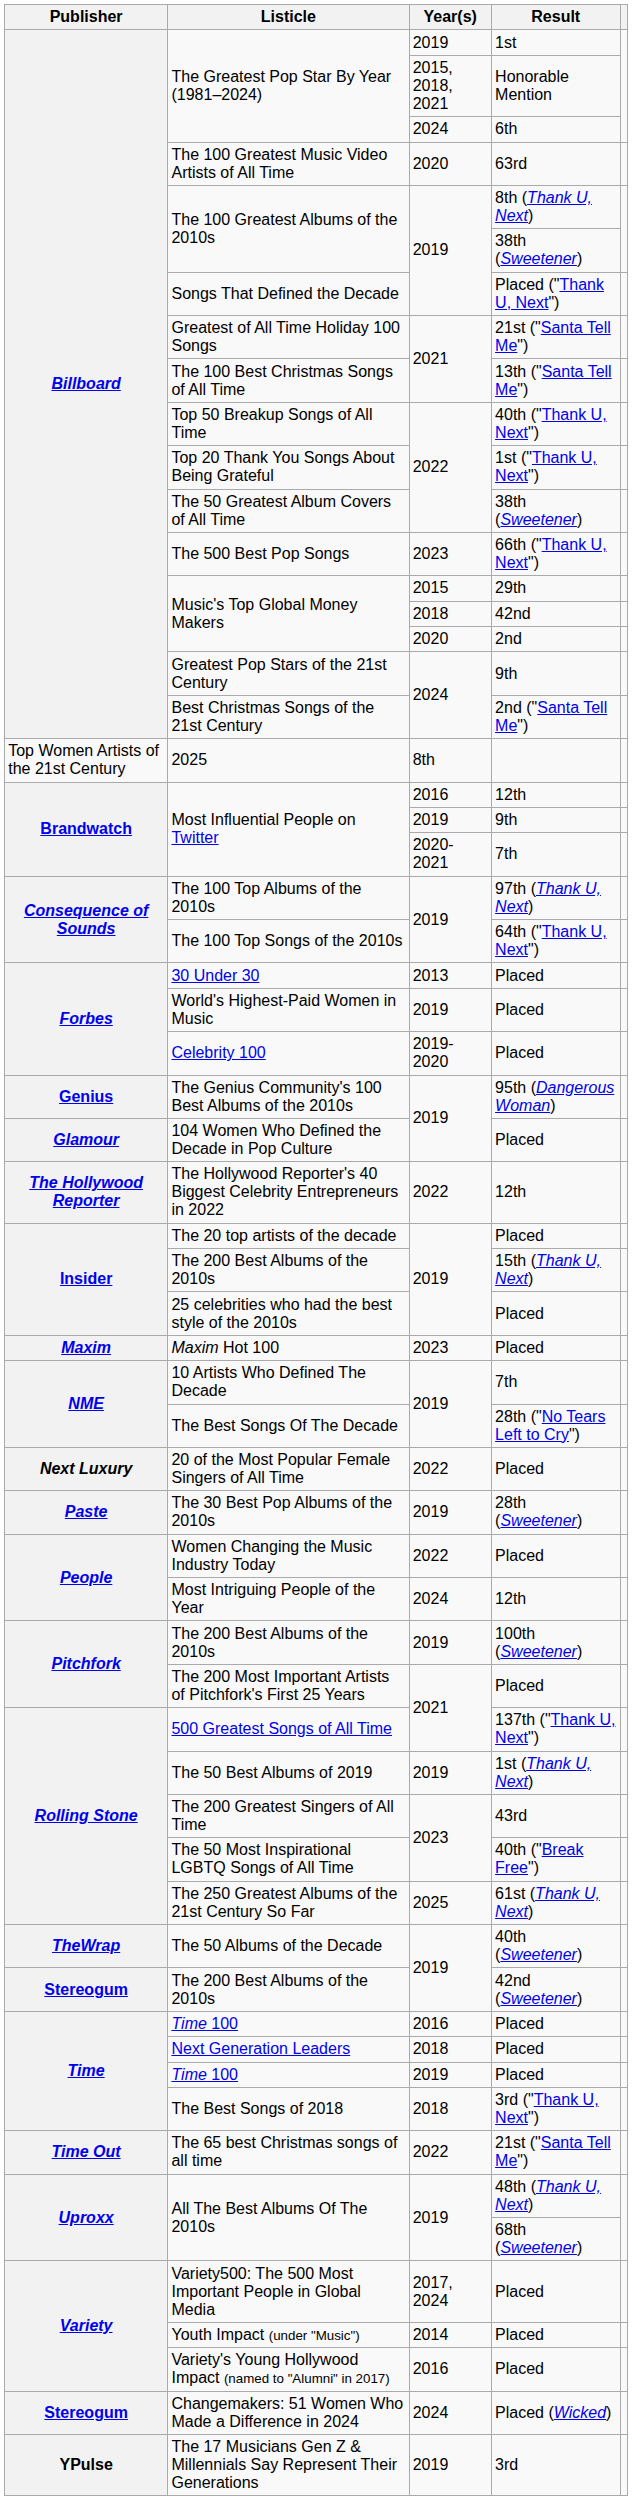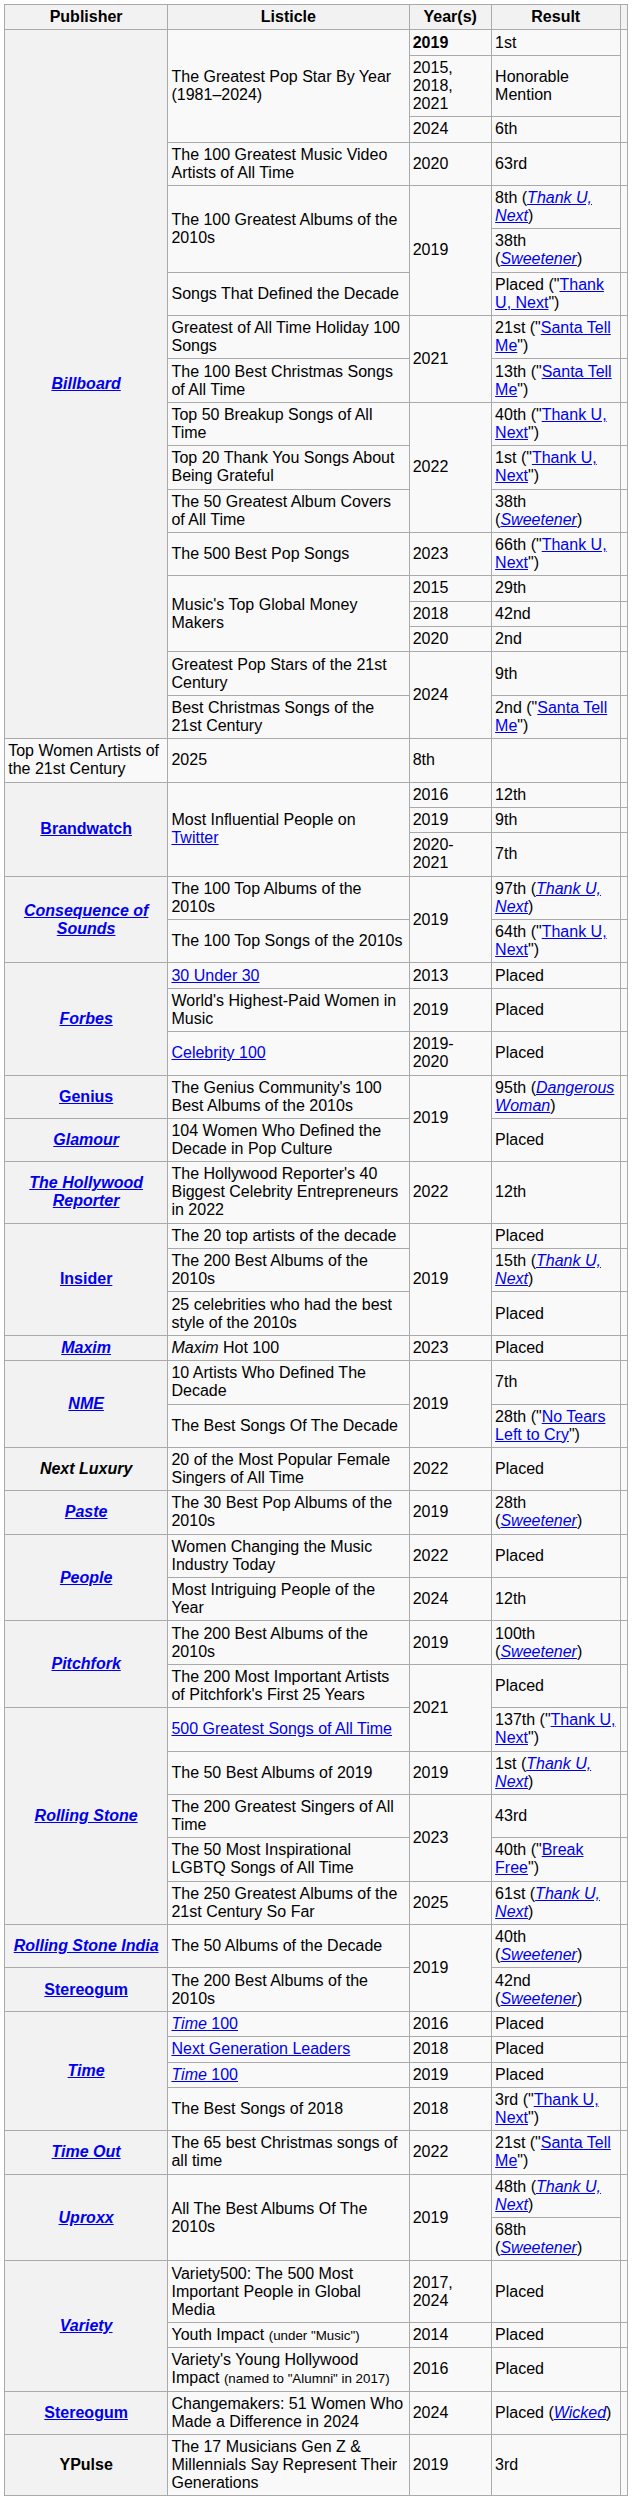(431, 42) normal -> (431, 42) bold
(86, 1946) TheWrap -> (86, 1946) Rolling Stone India
